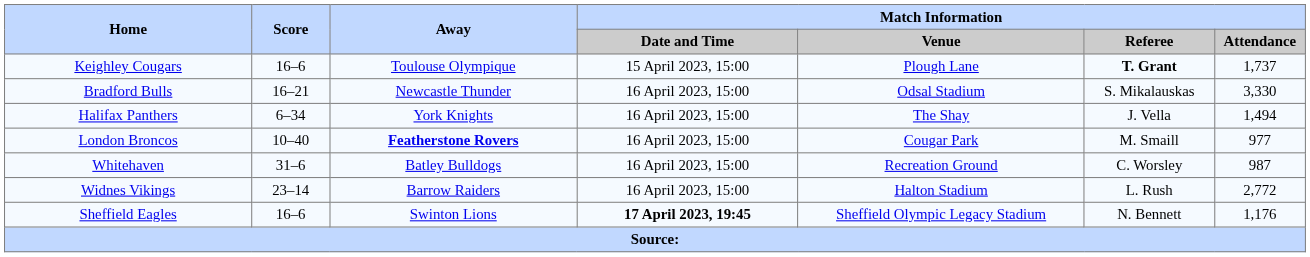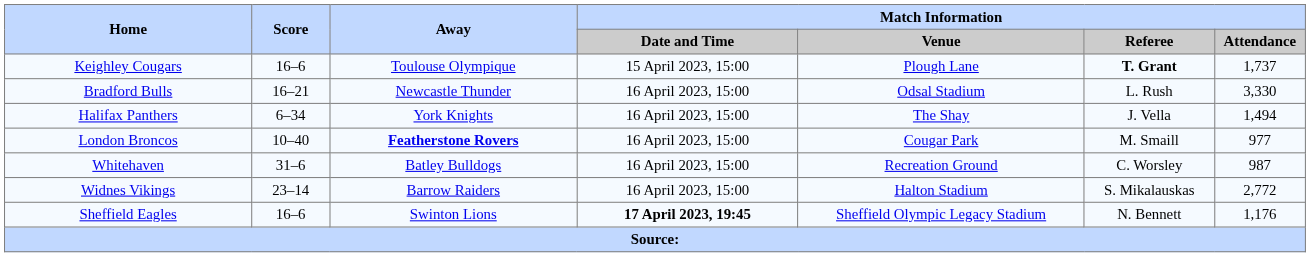(1149, 91) S. Mikalauskas -> (1149, 91) L. Rush
(1149, 189) L. Rush -> (1149, 189) S. Mikalauskas
